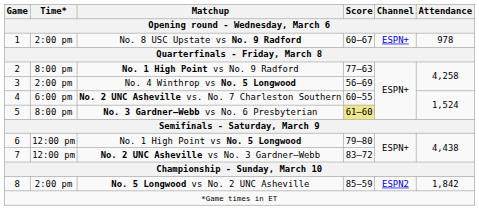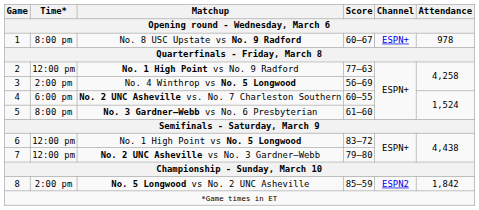(54, 41) 2:00 pm -> (54, 41) 8:00 pm
(54, 69) 8:00 pm -> (54, 69) 12:00 pm
(359, 112) khaki background -> (359, 112) no background
(359, 141) 79–80 -> (359, 141) 83–72
(359, 155) 83–72 -> (359, 155) 79–80
